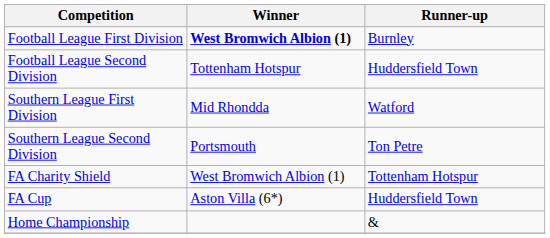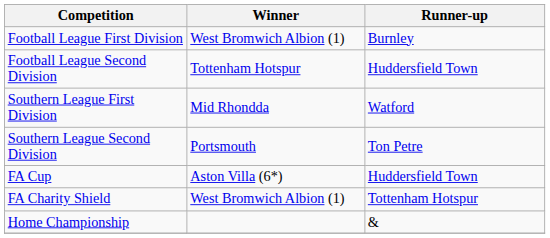(271, 38) bold -> (267, 38) normal
rows swapped: (30, 199) <-> (59, 176)
